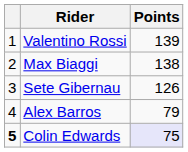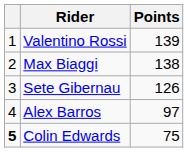(171, 112) 79 -> (171, 112) 97
(171, 136) lavender background -> (171, 136) no background
